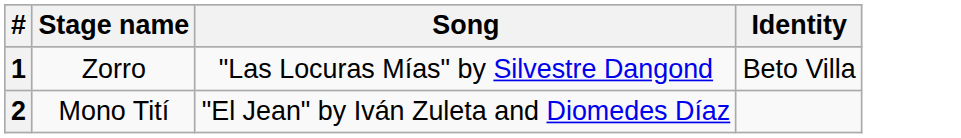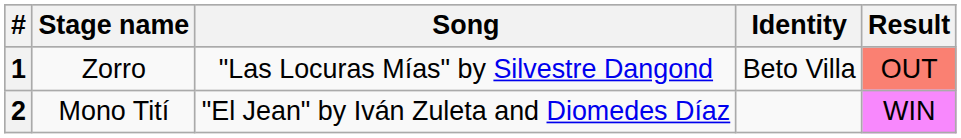+ column: (909, 25)
